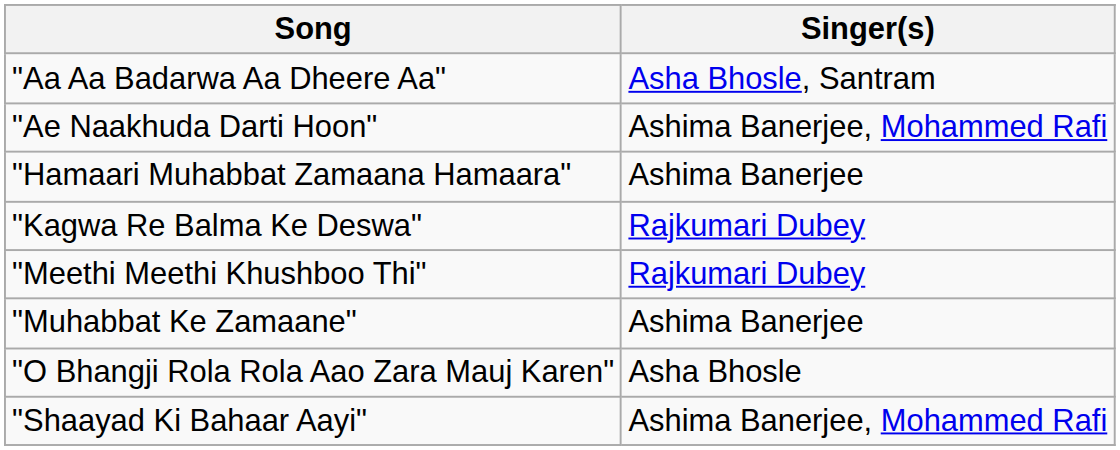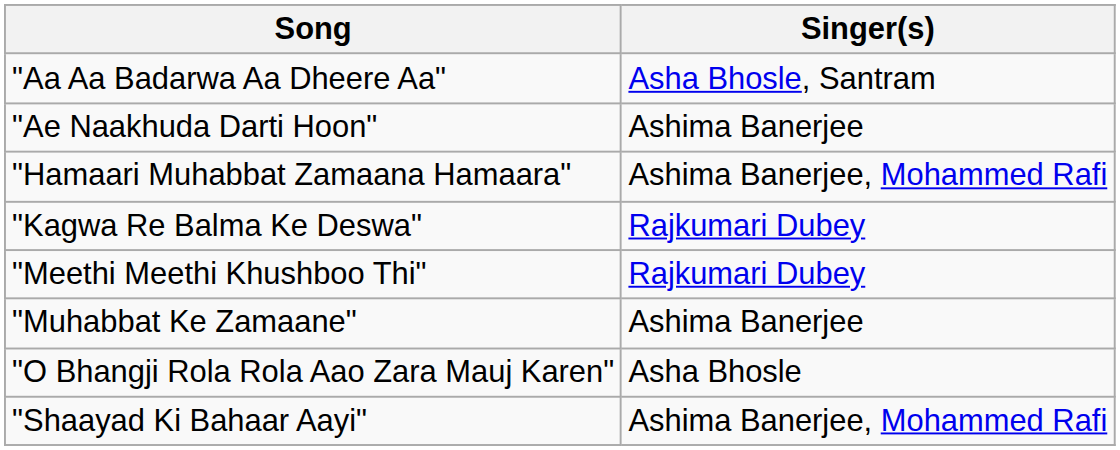(868, 126) Ashima Banerjee, Mohammed Rafi -> (746, 126) Ashima Banerjee
(746, 175) Ashima Banerjee -> (868, 175) Ashima Banerjee, Mohammed Rafi
